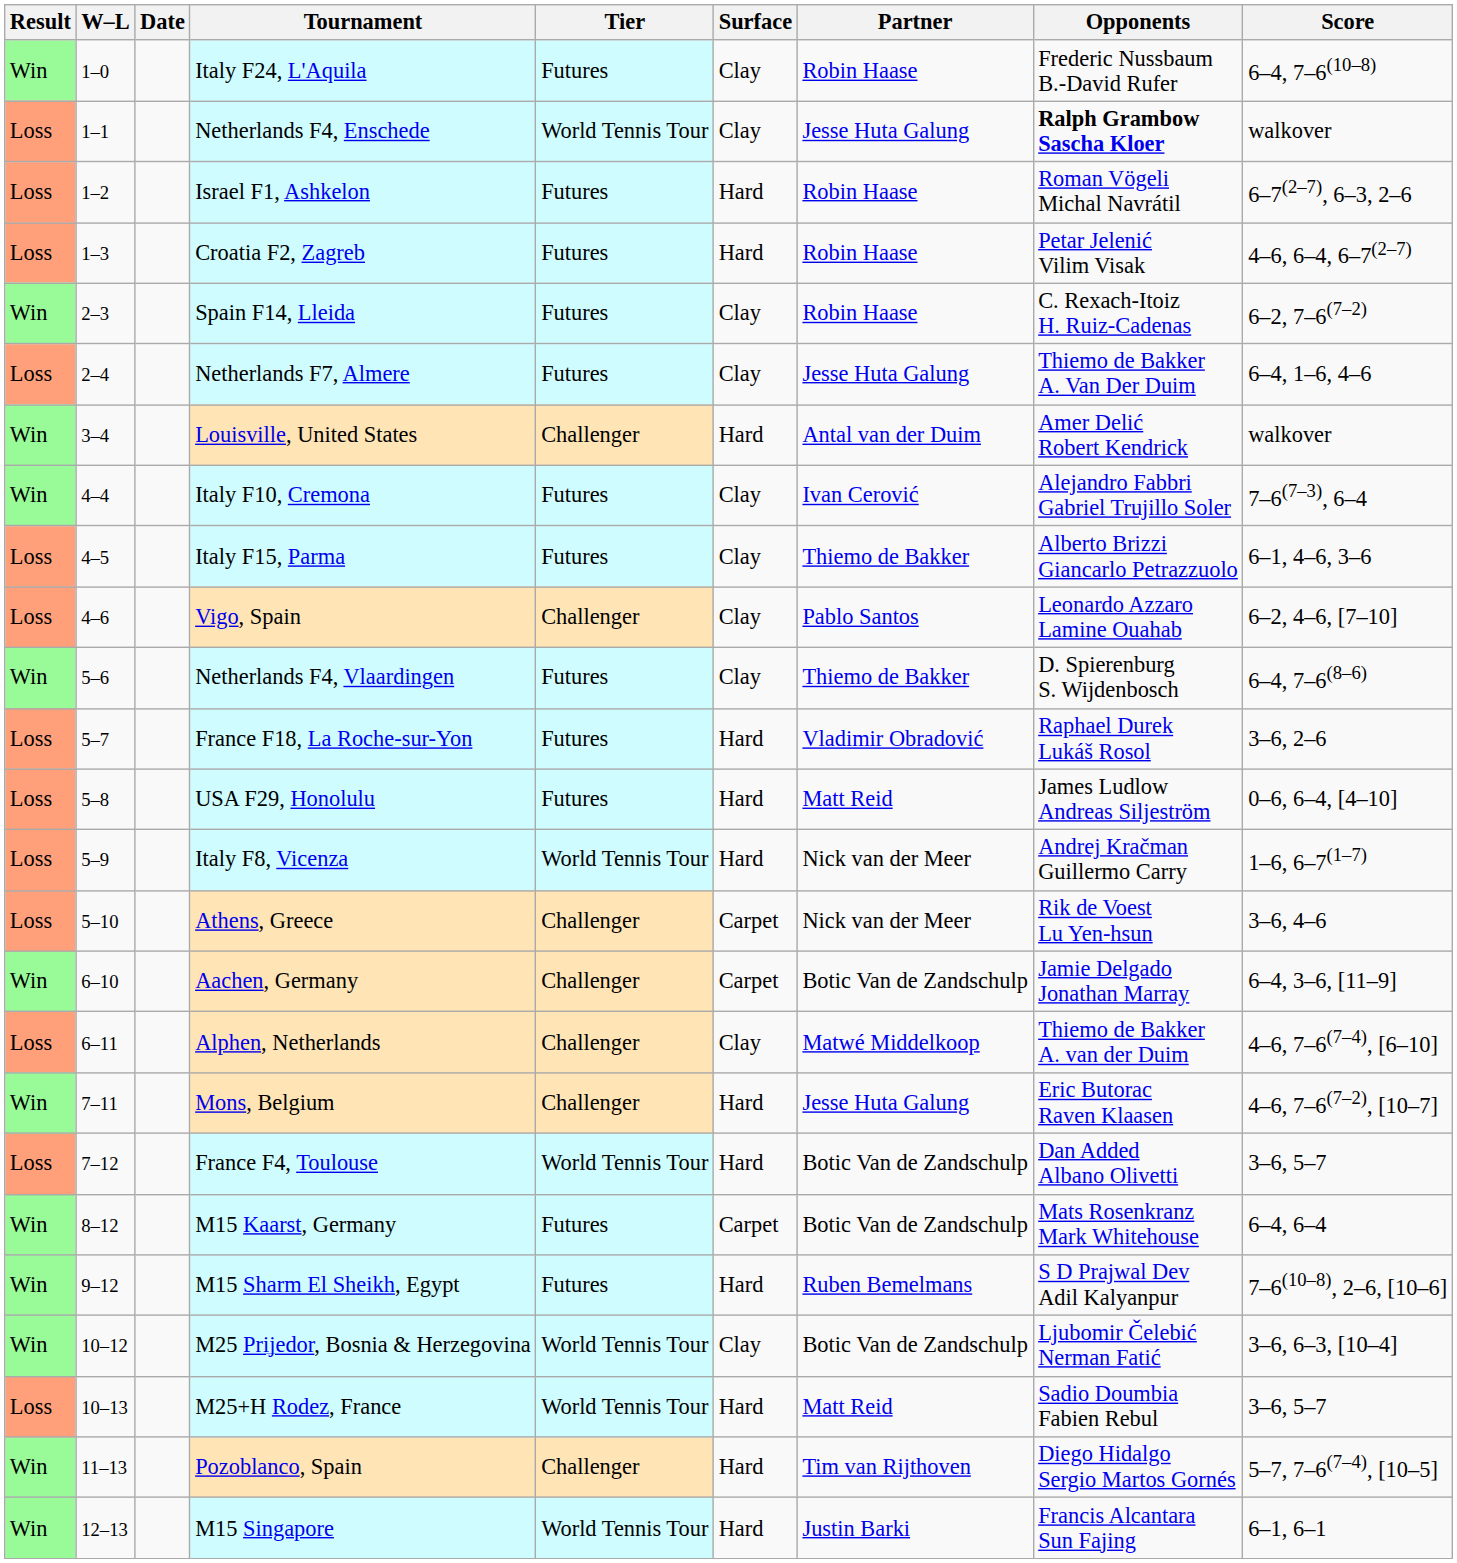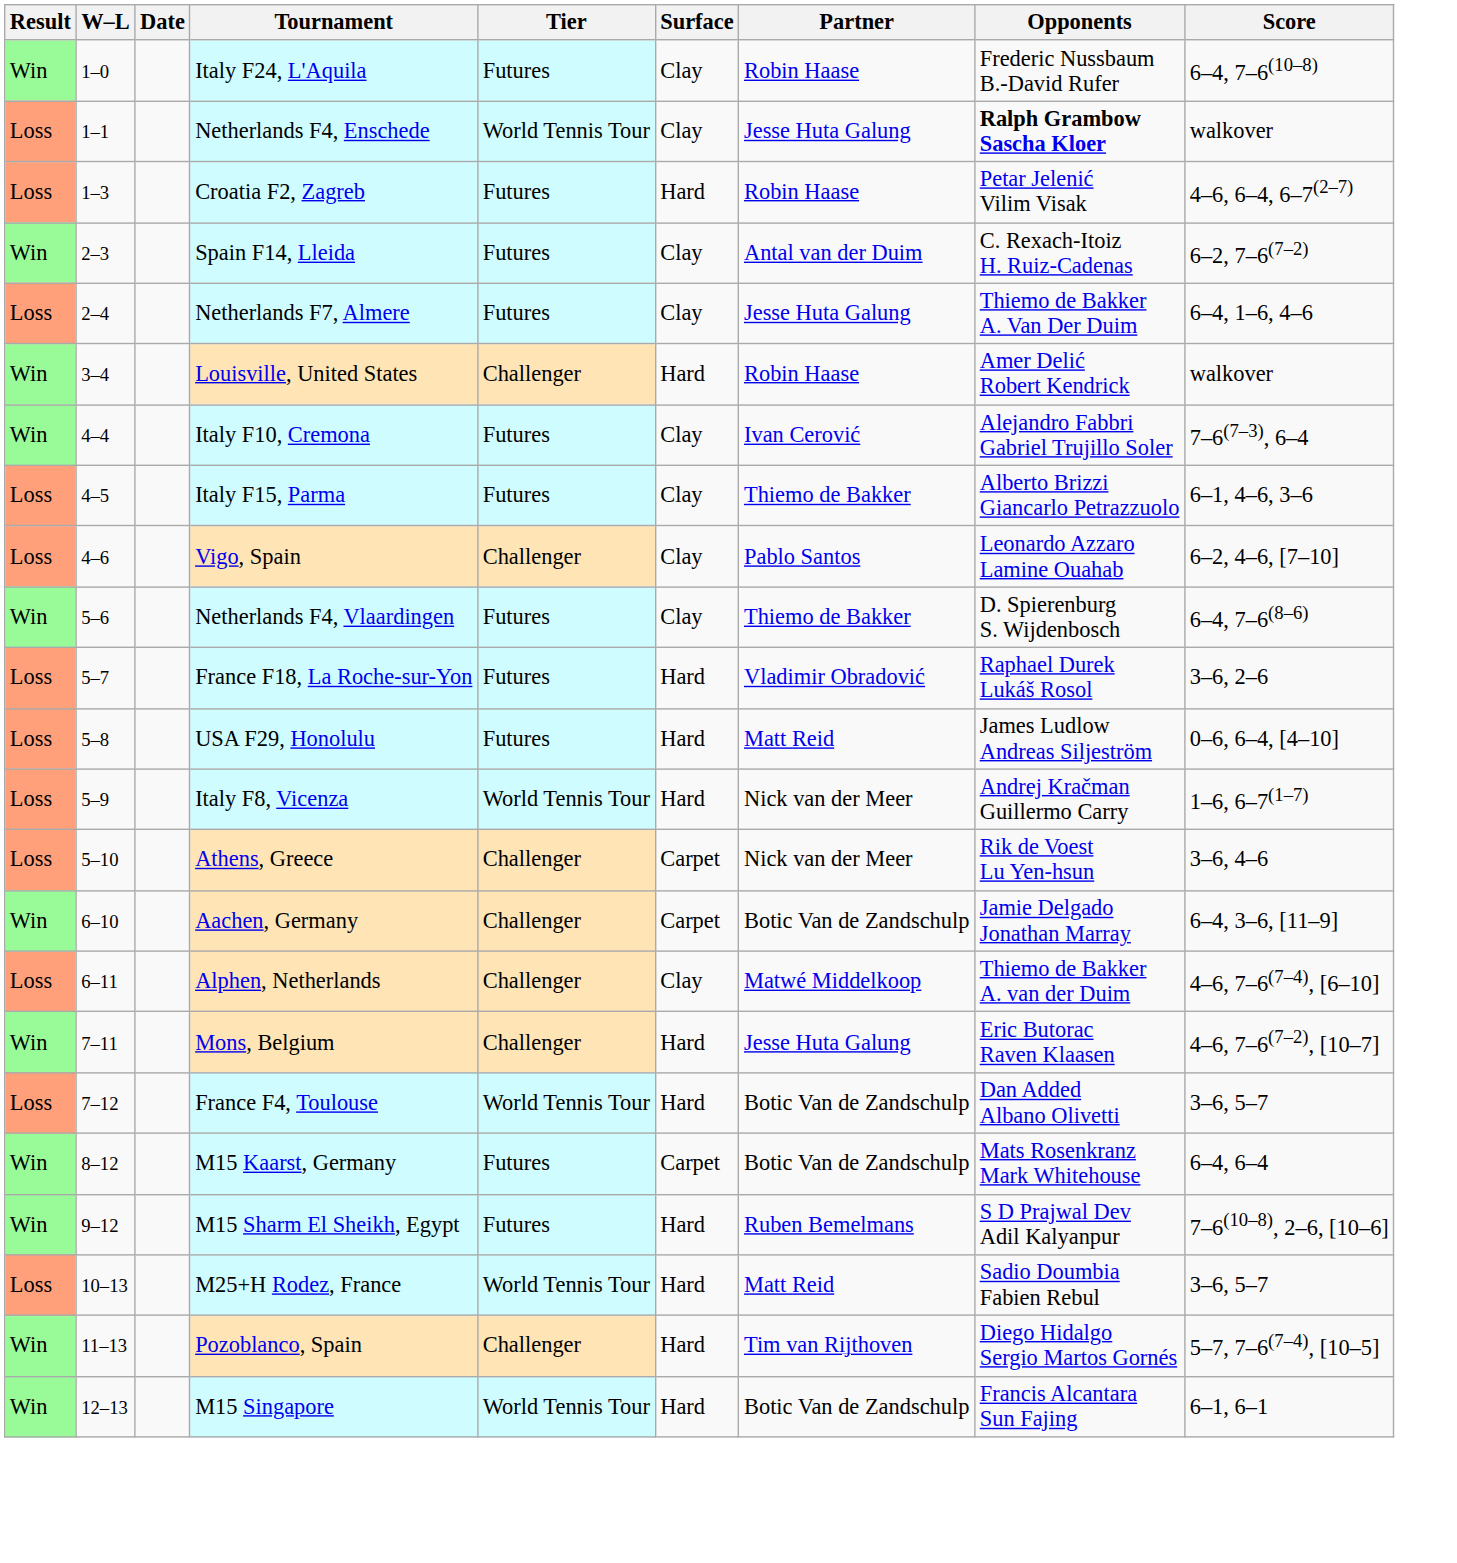- row: (283, 191)
(860, 313) Robin Haase -> (833, 252) Antal van der Duim
(892, 434) Antal van der Duim -> (802, 374) Robin Haase
- row: (363, 1345)
(856, 1527) Justin Barki -> (857, 1406) Botic Van de Zandschulp
